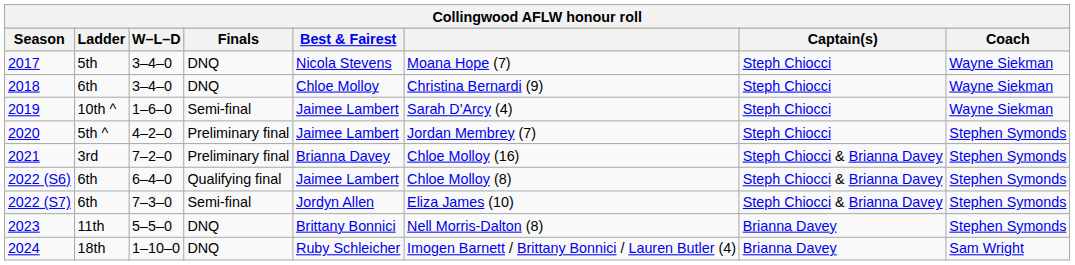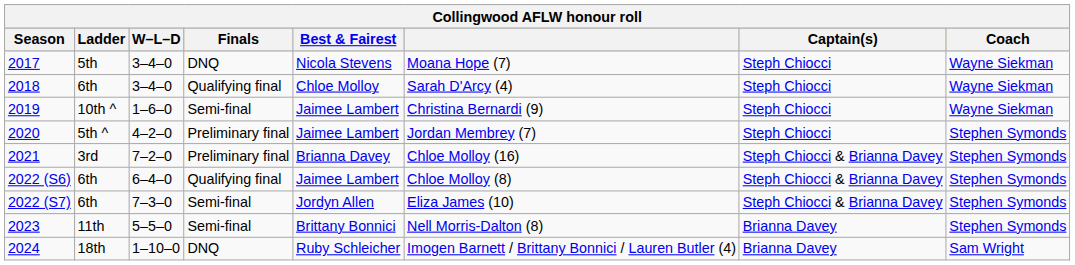(203, 86) DNQ -> (234, 86) Qualifying final
(475, 86) Christina Bernardi (9) -> (460, 86) Sarah D'Arcy (4)
(460, 109) Sarah D'Arcy (4) -> (475, 109) Christina Bernardi (9)
(203, 225) DNQ -> (219, 225) Semi-final
